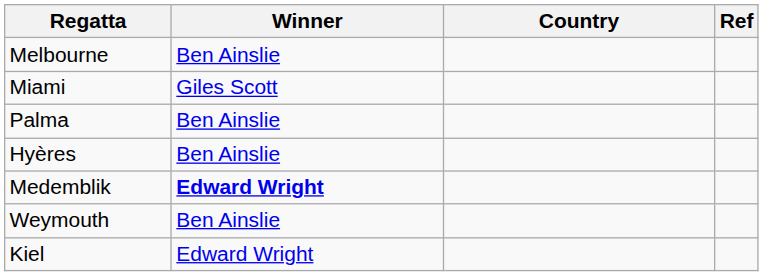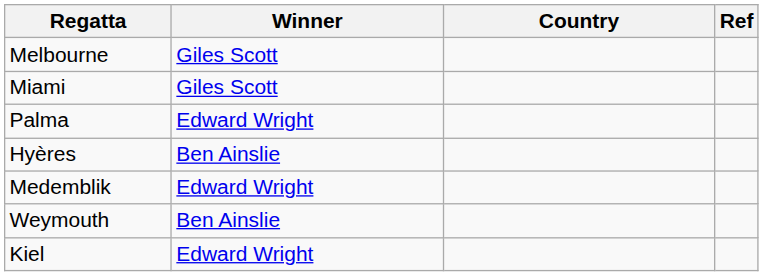(228, 54) Ben Ainslie -> (227, 54) Giles Scott
(228, 120) Ben Ainslie -> (245, 120) Edward Wright
(250, 187) bold -> (245, 187) normal
